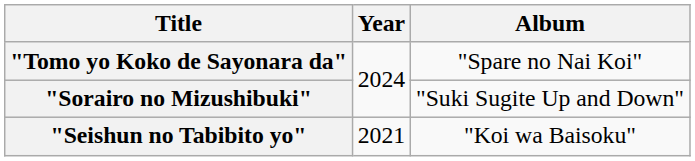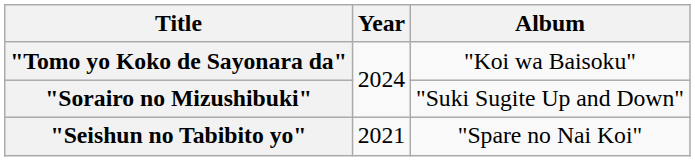(550, 60) "Spare no Nai Koi" -> (550, 60) "Koi wa Baisoku"
(550, 135) "Koi wa Baisoku" -> (550, 135) "Spare no Nai Koi"
